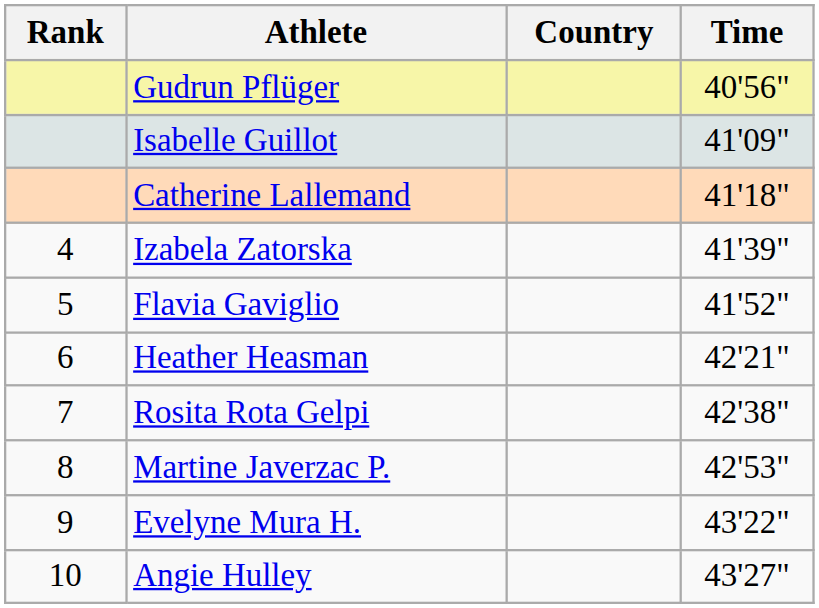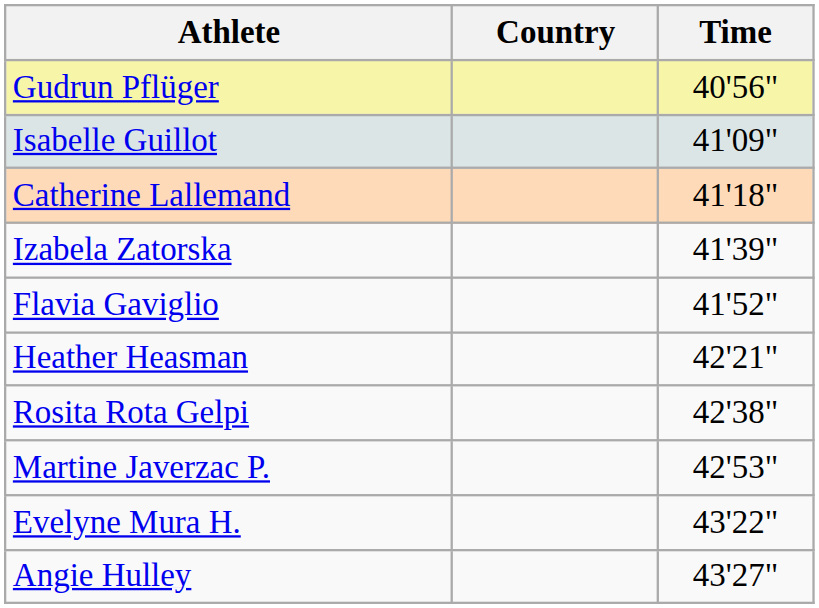- column: (65, 32)
